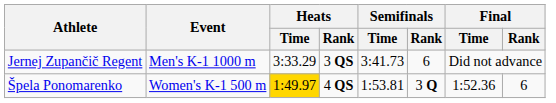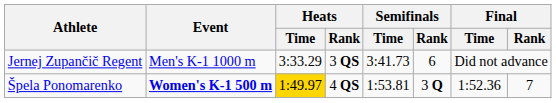(208, 85) normal -> (211, 85) bold
(524, 85) 6 -> (529, 85) 7
